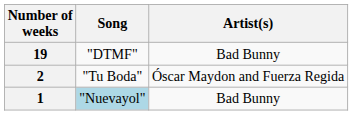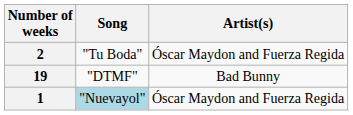rows swapped: (40, 53) <-> (40, 76)
(248, 98) Bad Bunny -> (248, 98) Óscar Maydon and Fuerza Regida
